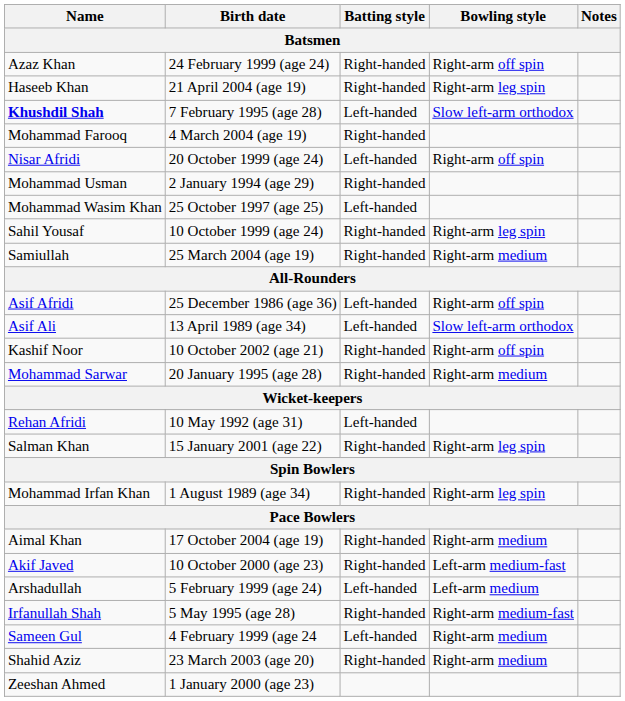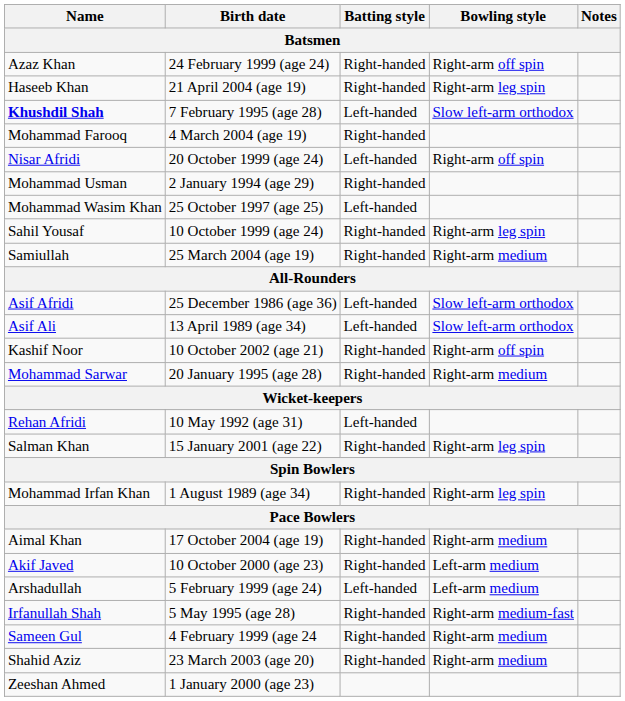(488, 302) Right-arm off spin -> (503, 302) Slow left-arm orthodox
(499, 565) Left-arm medium-fast -> (486, 565) Left-arm medium
(380, 636) Left-handed -> (385, 636) Right-handed
